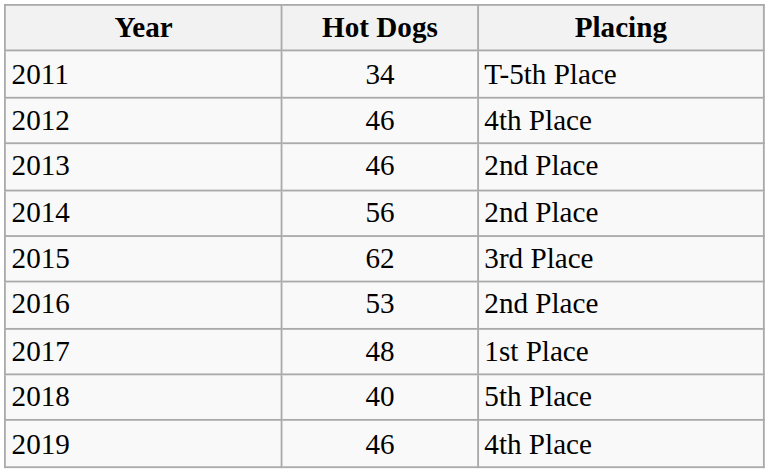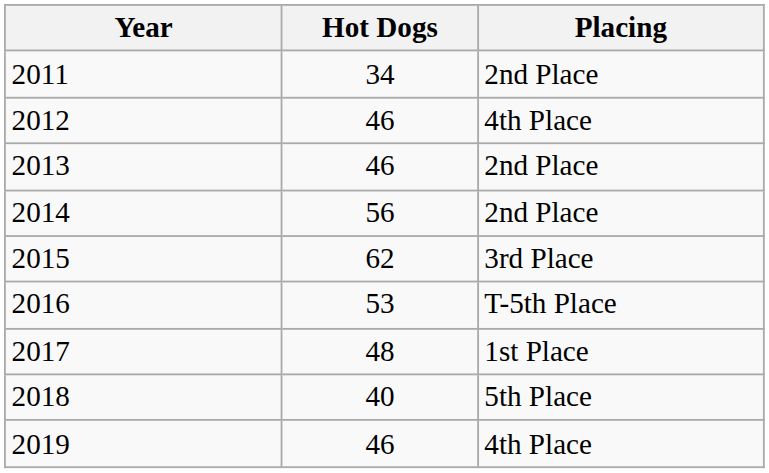(551, 73) T-5th Place -> (541, 73) 2nd Place
(541, 304) 2nd Place -> (551, 304) T-5th Place
